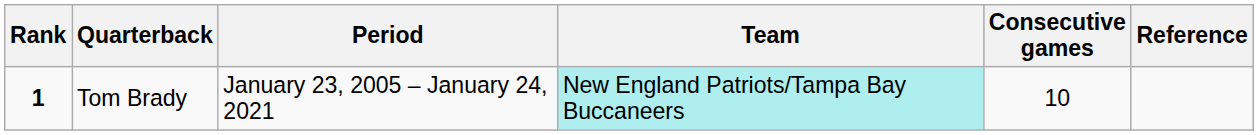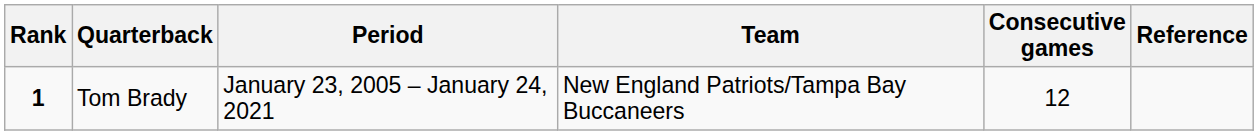(734, 98) paleturquoise background -> (734, 98) no background
(1057, 98) 10 -> (1057, 98) 12
